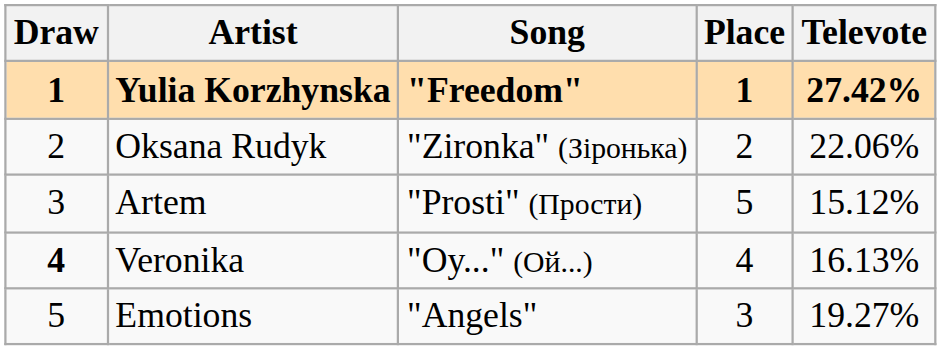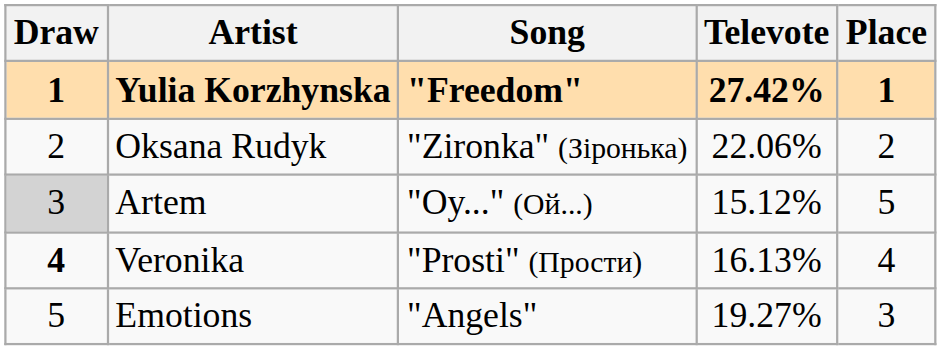columns swapped: (864, 32) <-> (744, 32)
(56, 202) no background -> (56, 202) lightgrey background
(525, 202) "Prosti" (Прости) -> (500, 202) "Oy..." (Ой...)
(500, 259) "Oy..." (Ой...) -> (525, 259) "Prosti" (Прости)
